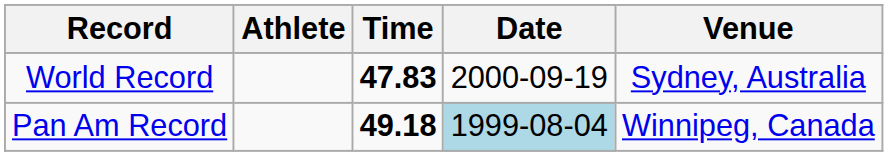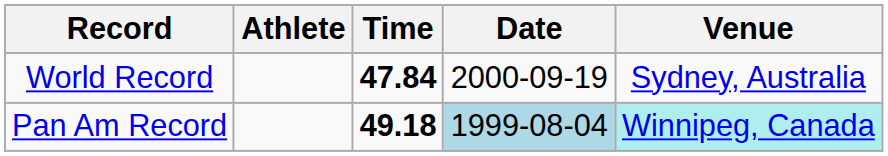(398, 77) 47.83 -> (398, 77) 47.84
(748, 126) no background -> (748, 126) paleturquoise background
